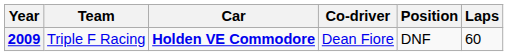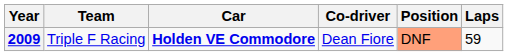(416, 39) no background -> (416, 39) lightsalmon background
(473, 39) 60 -> (473, 39) 59
